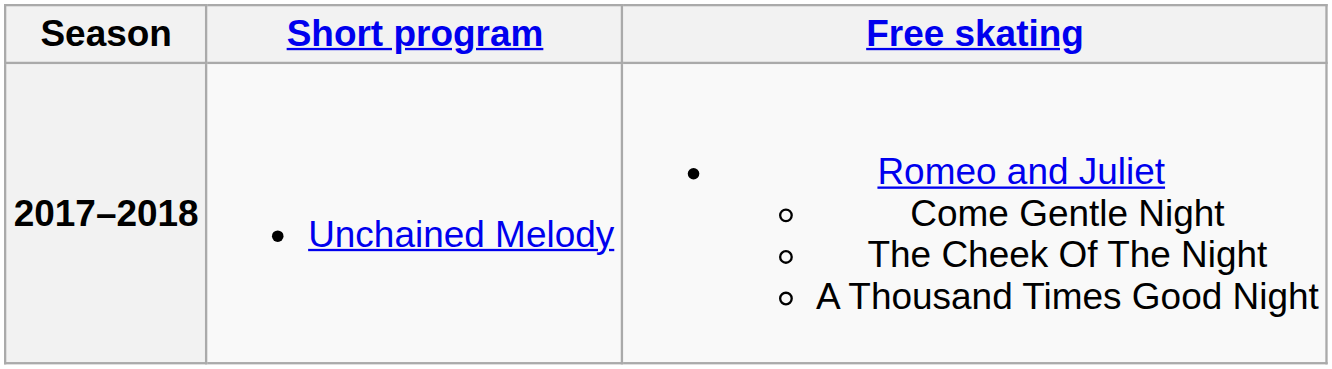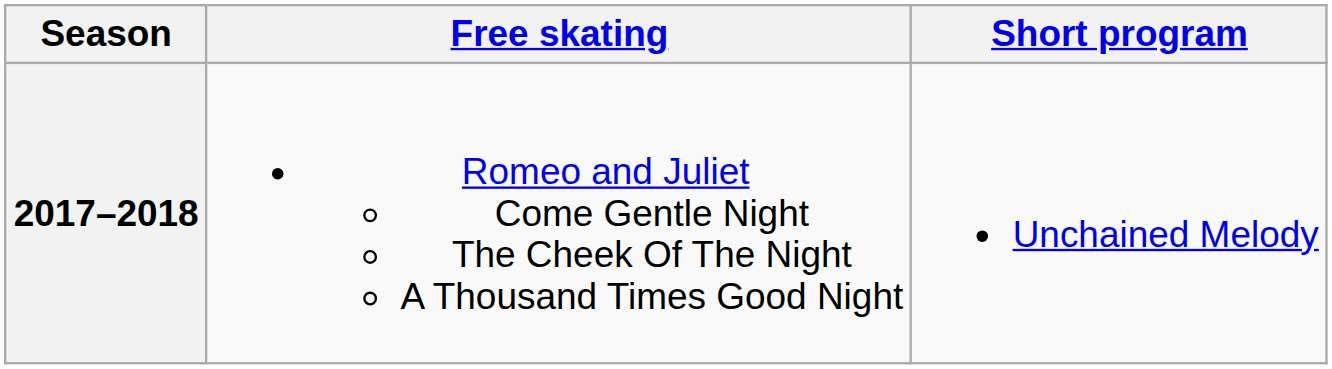columns swapped: (415, 33) <-> (975, 33)
